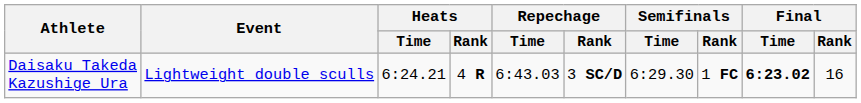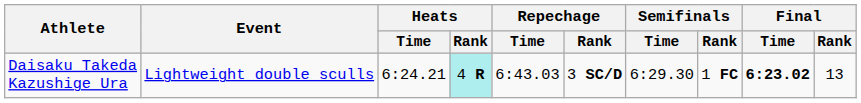(471, 75) no background -> (471, 75) paleturquoise background
(835, 75) 16 -> (835, 75) 13
